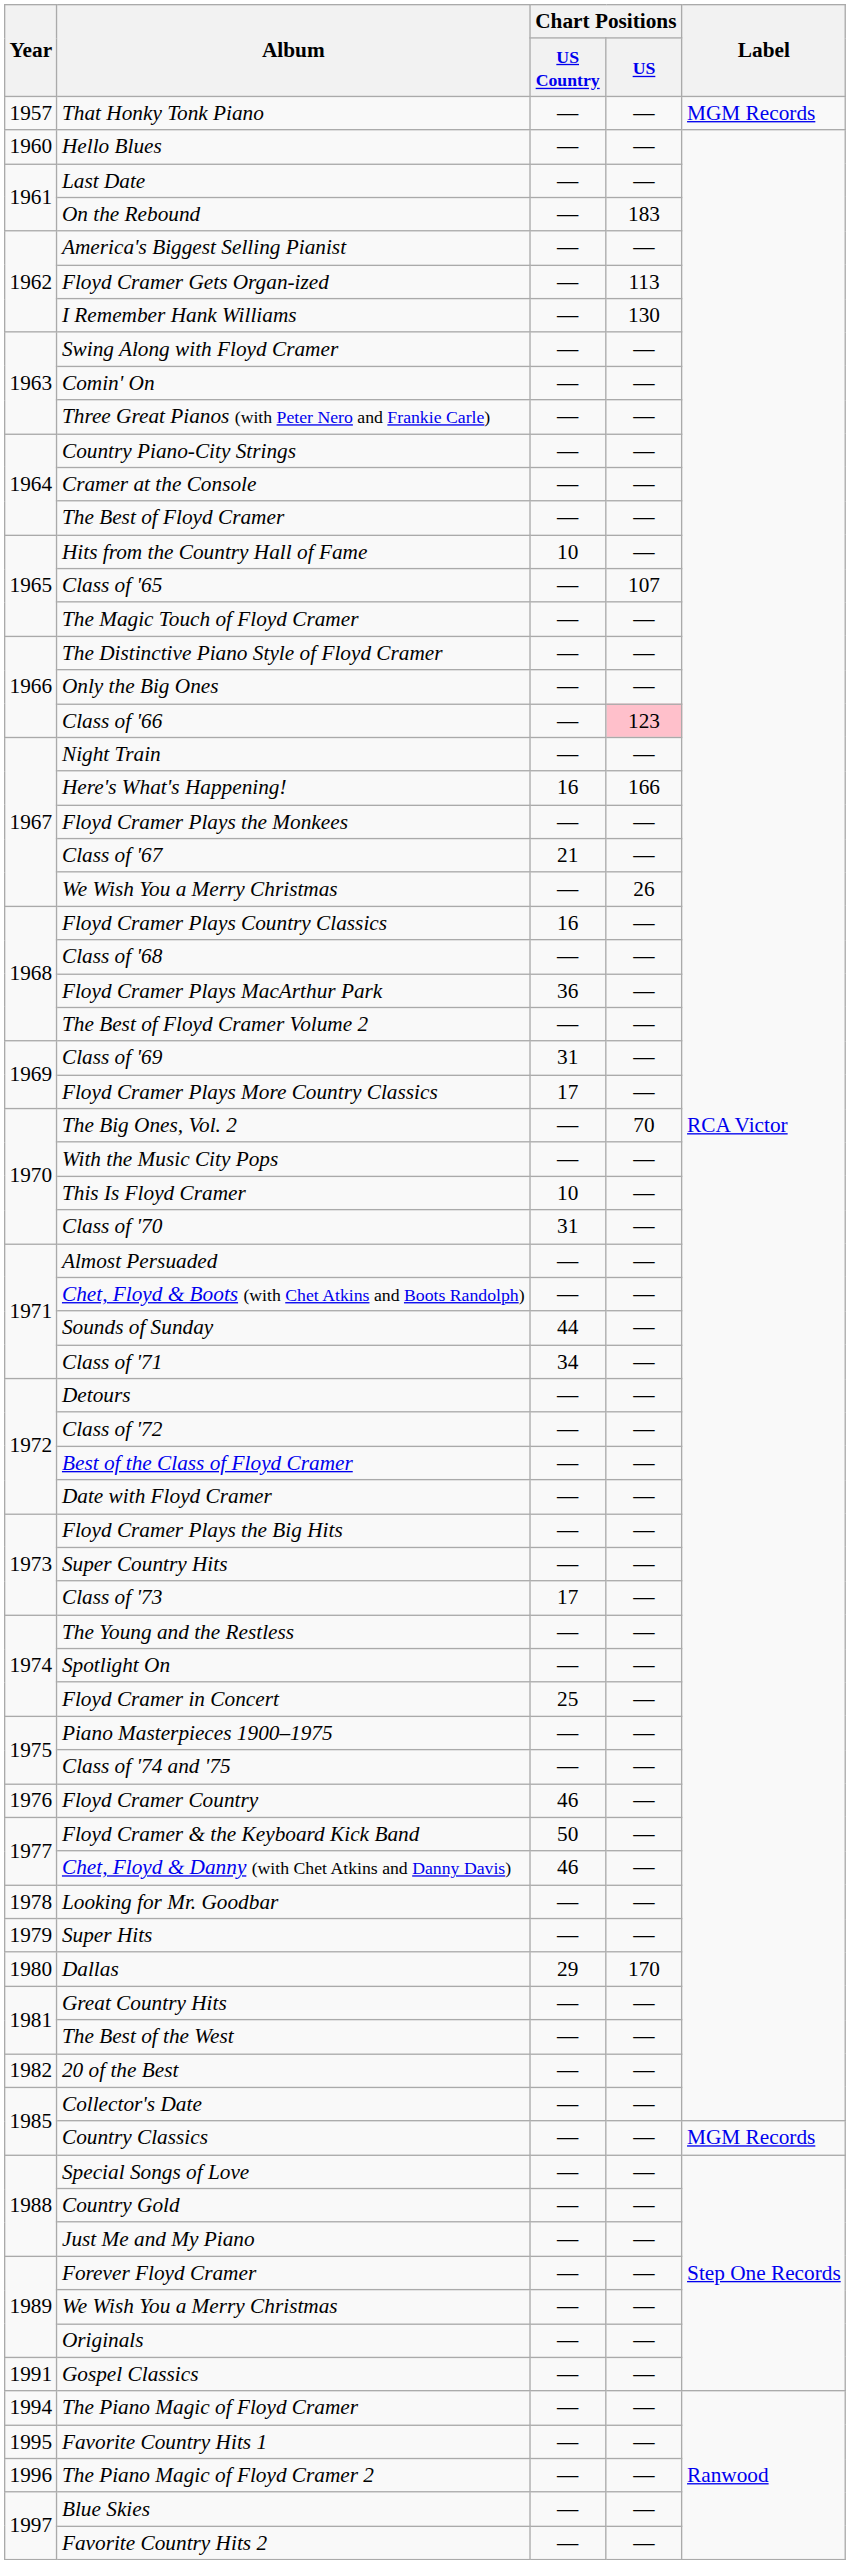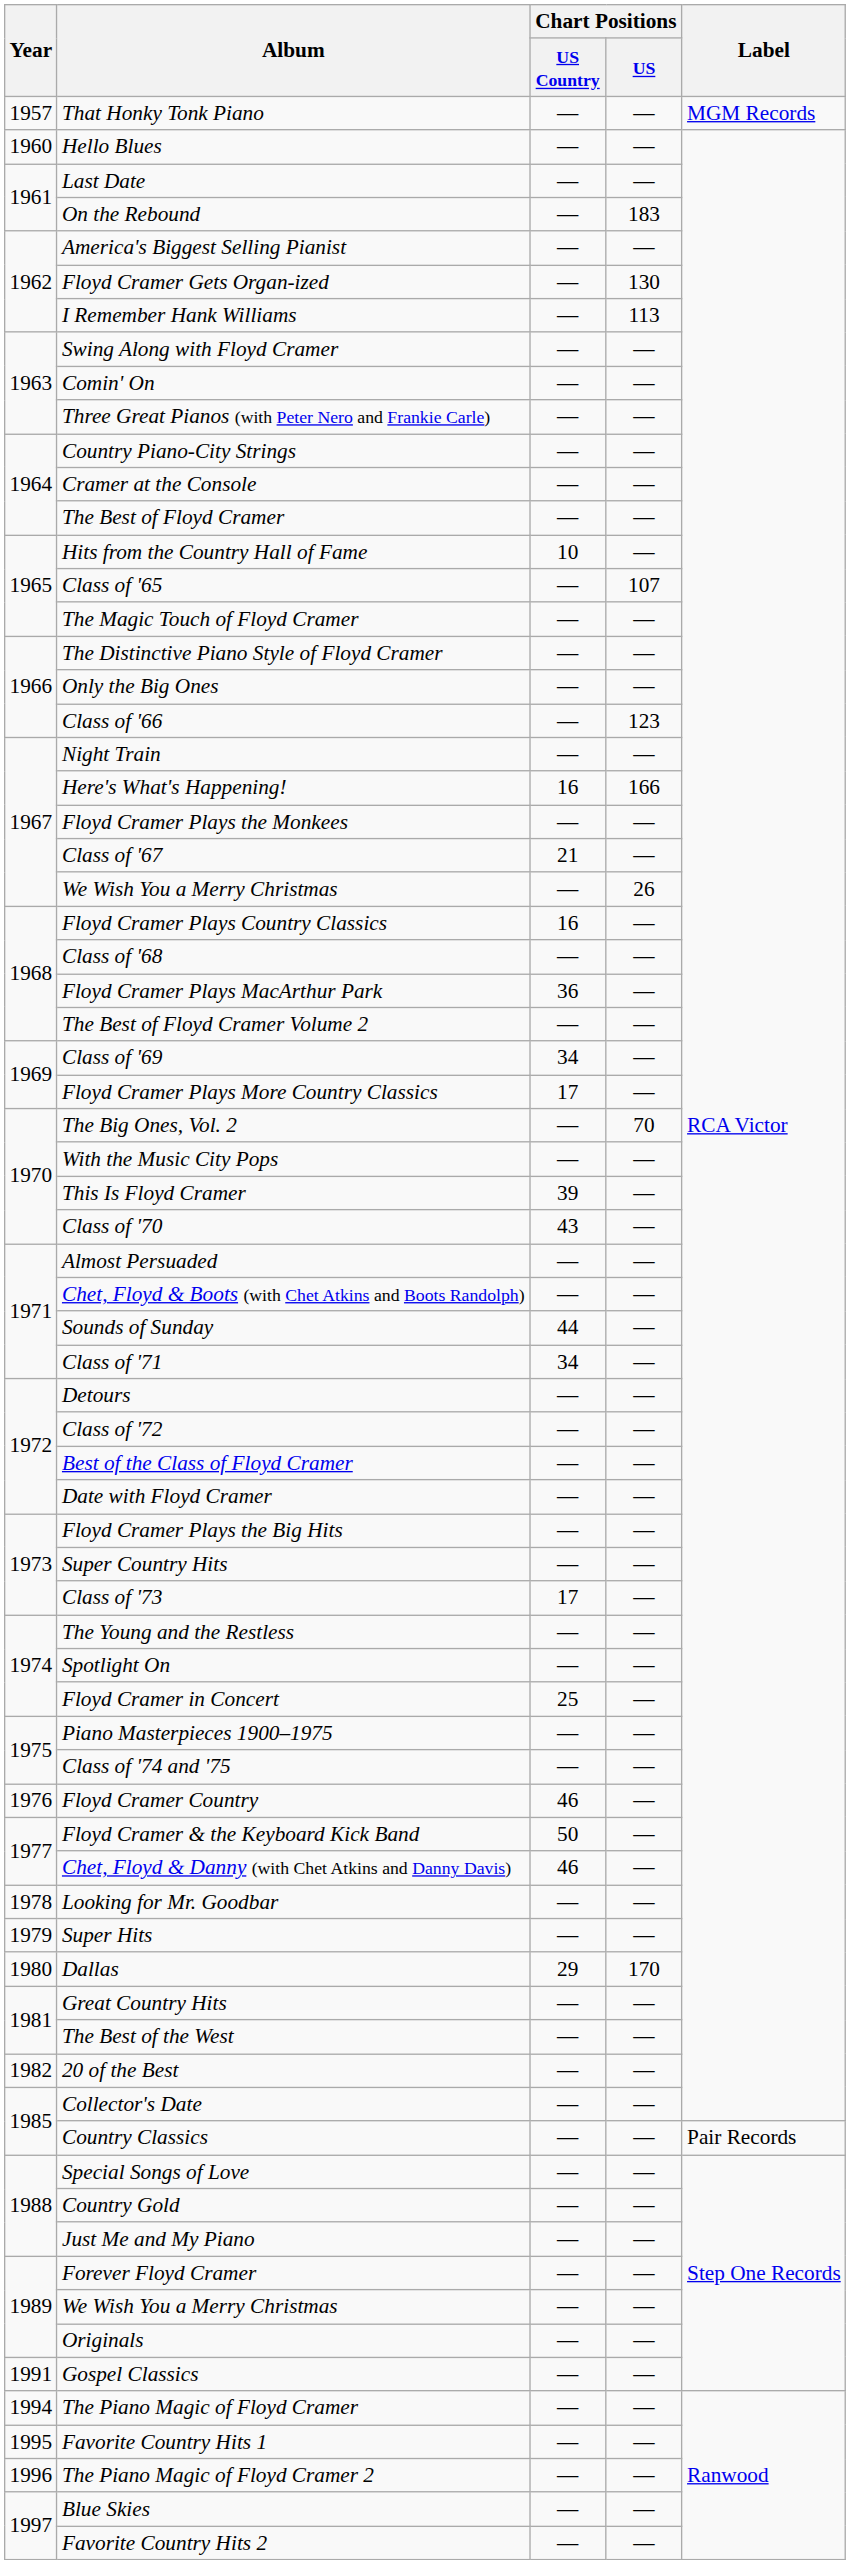(644, 281) 113 -> (644, 281) 130
(644, 315) 130 -> (644, 315) 113
(644, 720) pink background -> (644, 720) no background
(568, 1057) 31 -> (568, 1057) 34
(568, 1192) 10 -> (568, 1192) 39
(568, 1226) 31 -> (568, 1226) 43
(751, 2137) MGM Records -> (742, 2137) Pair Records
